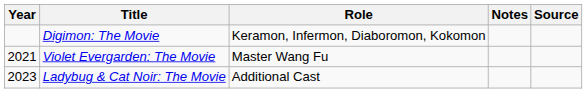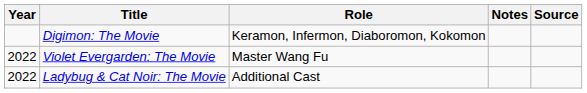(22, 56) 2021 -> (22, 56) 2022
(22, 77) 2023 -> (22, 77) 2022
